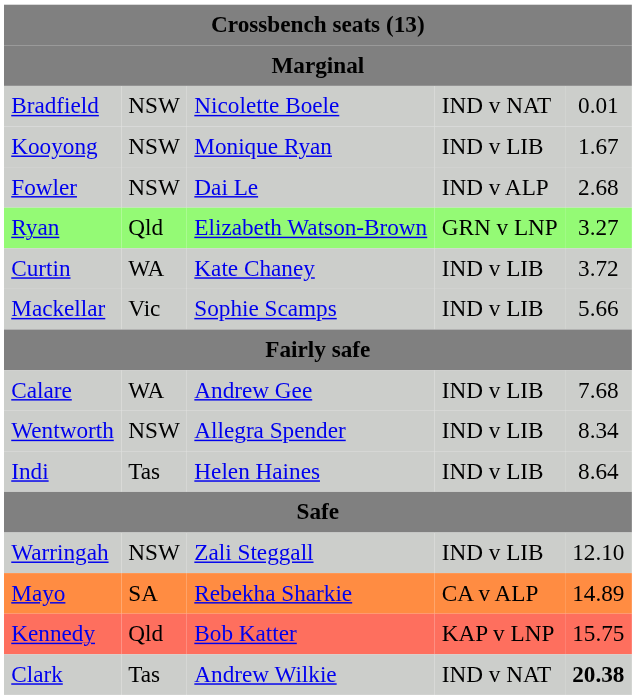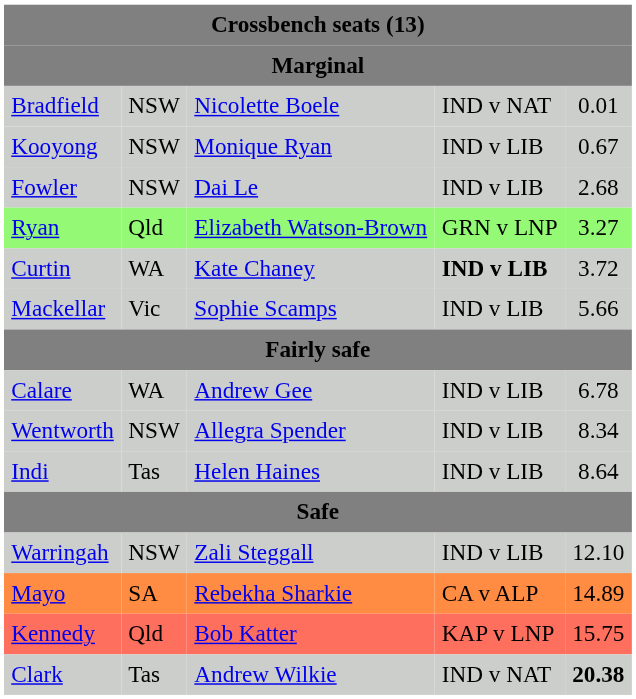(598, 147) 1.67 -> (598, 147) 0.67
(495, 187) IND v ALP -> (493, 187) IND v LIB
(493, 268) normal -> (495, 268) bold
(598, 390) 7.68 -> (598, 390) 6.78
